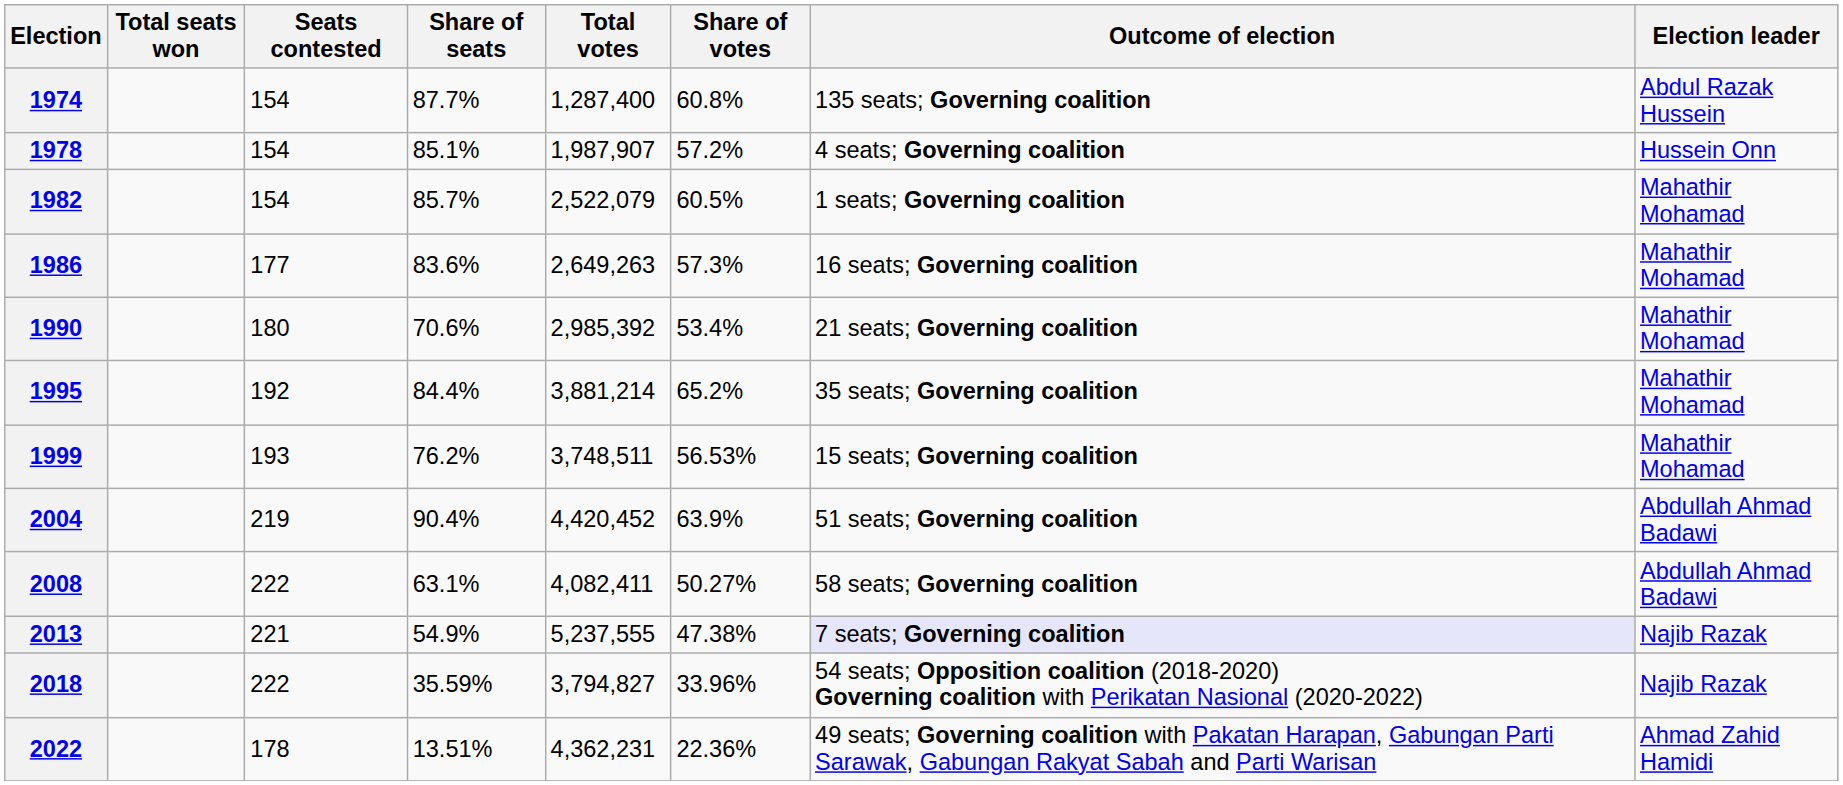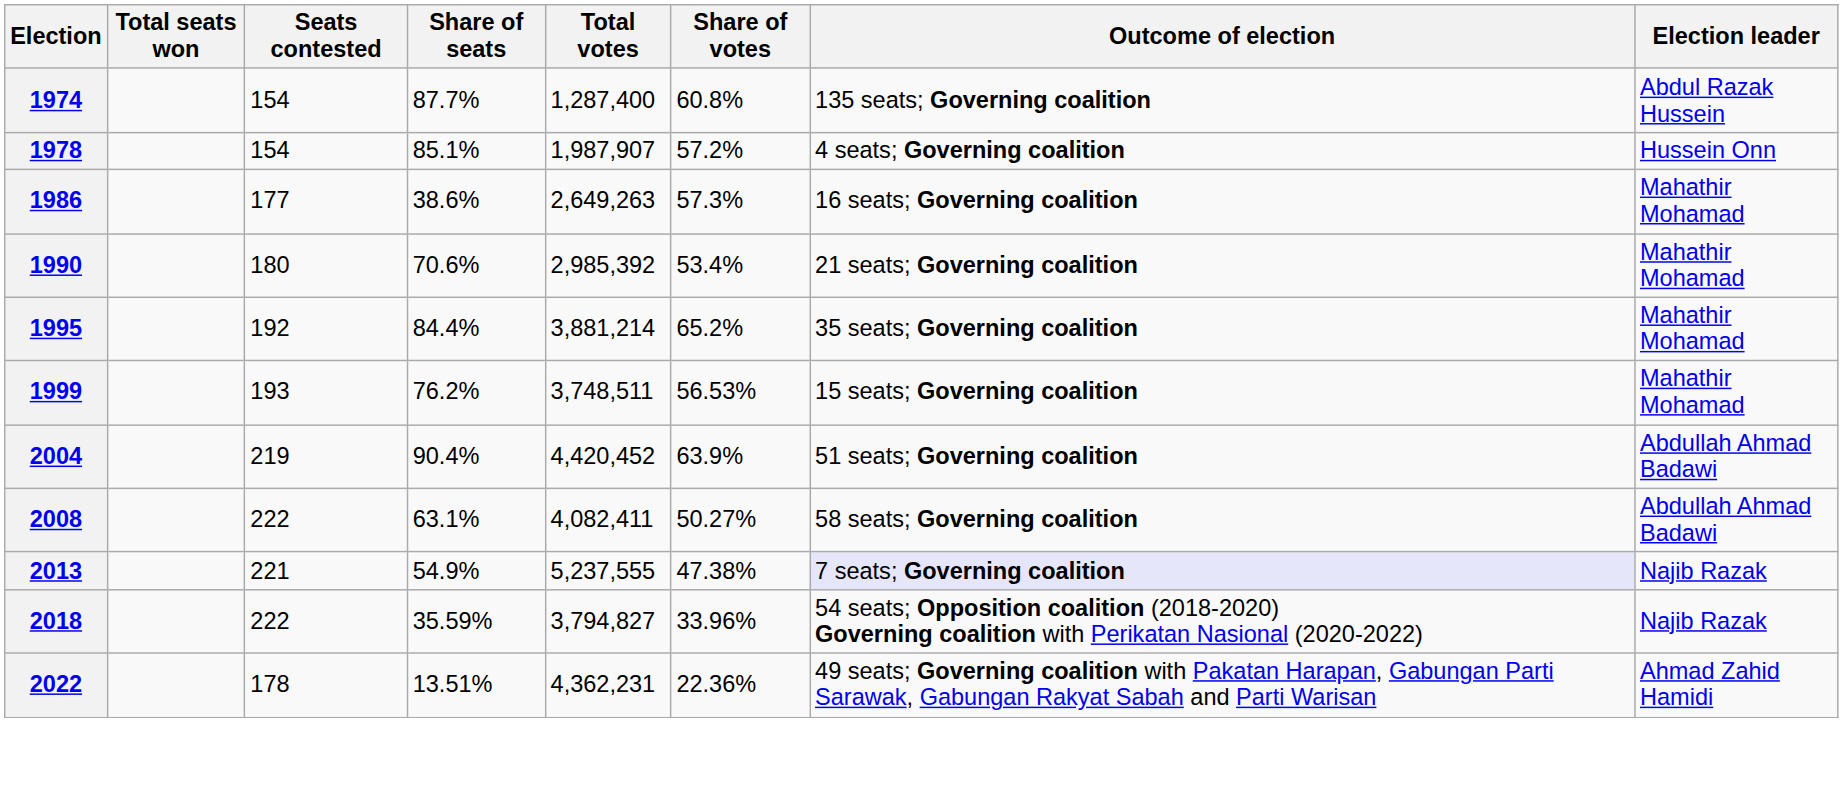- row: (56, 201)
(446, 264) 83.6% -> (446, 201) 38.6%
